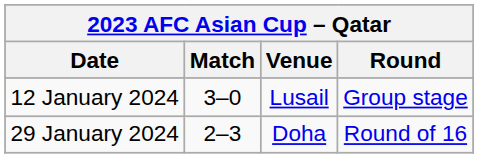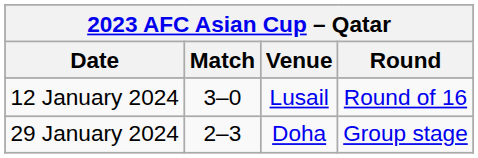(405, 97) Group stage -> (405, 97) Round of 16
(405, 134) Round of 16 -> (405, 134) Group stage
